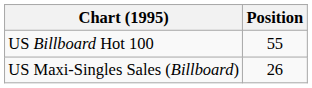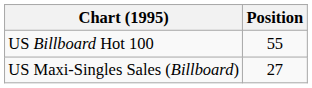(275, 69) 26 -> (275, 69) 27
